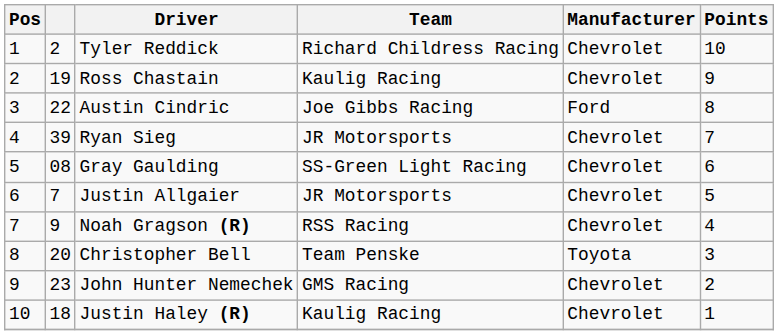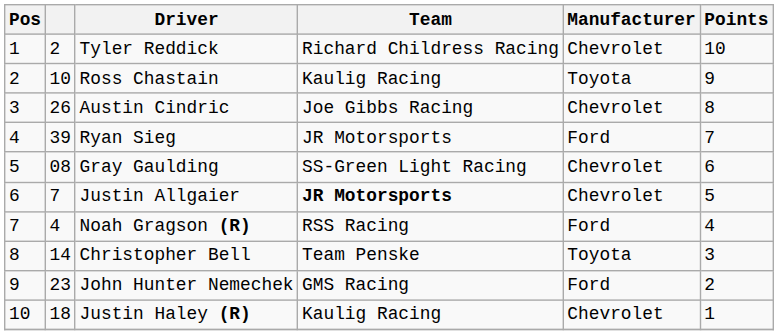(60, 78) 19 -> (60, 78) 10
(616, 78) Chevrolet -> (599, 78) Toyota
(60, 108) 22 -> (60, 108) 26
(589, 108) Ford -> (616, 108) Chevrolet
(616, 137) Chevrolet -> (589, 137) Ford
(377, 196) normal -> (377, 196) bold
(55, 226) 9 -> (55, 226) 4
(616, 226) Chevrolet -> (589, 226) Ford
(60, 255) 20 -> (60, 255) 14
(616, 285) Chevrolet -> (589, 285) Ford
